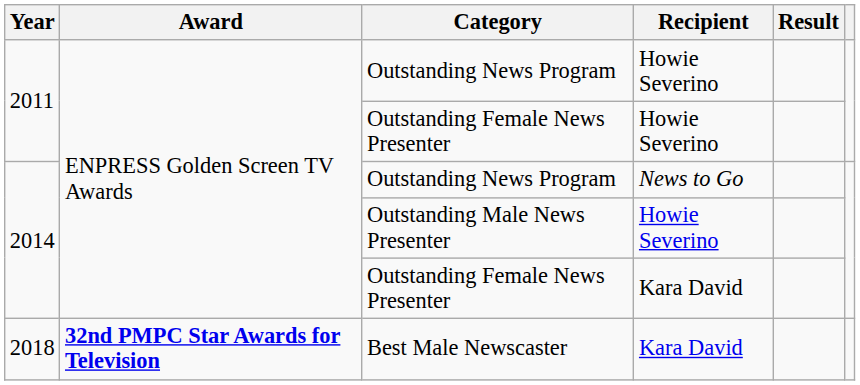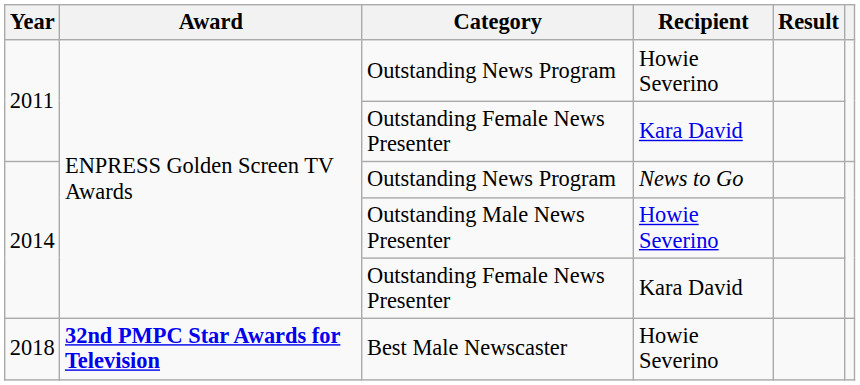(679, 131) Howie Severino -> (691, 131) Kara David
(691, 348) Kara David -> (679, 348) Howie Severino
